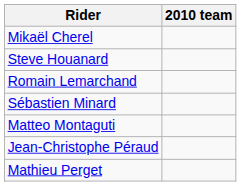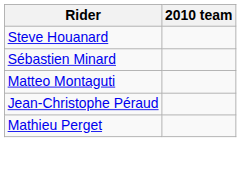- row: (50, 37)
- row: (72, 81)
